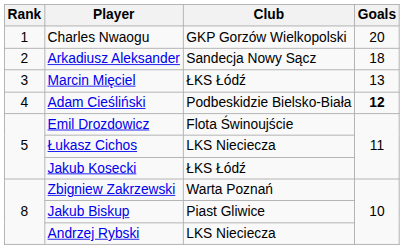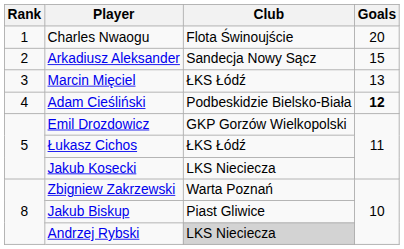(266, 37) GKP Gorzów Wielkopolski -> (240, 37) Flota Świnoujście
(377, 59) 18 -> (377, 59) 15
(240, 124) Flota Świnoujście -> (266, 124) GKP Gorzów Wielkopolski
(231, 146) LKS Nieciecza -> (216, 146) ŁKS Łódź
(216, 168) ŁKS Łódź -> (231, 168) LKS Nieciecza
(231, 233) no background -> (231, 233) lightgrey background
